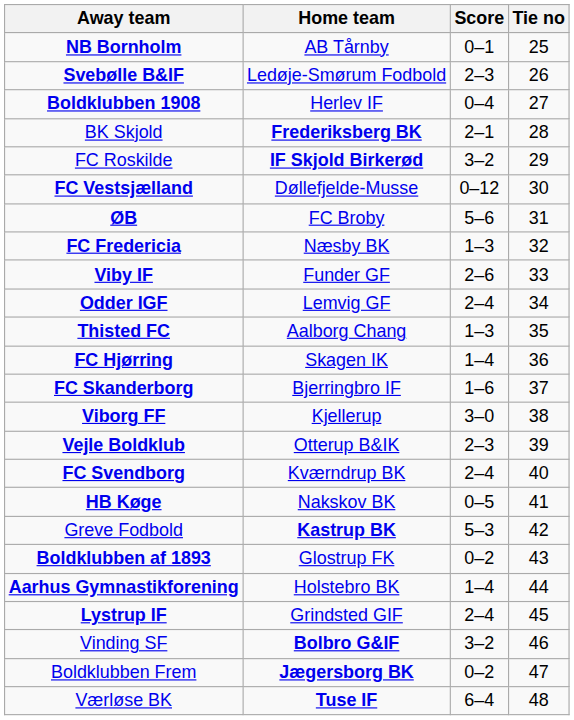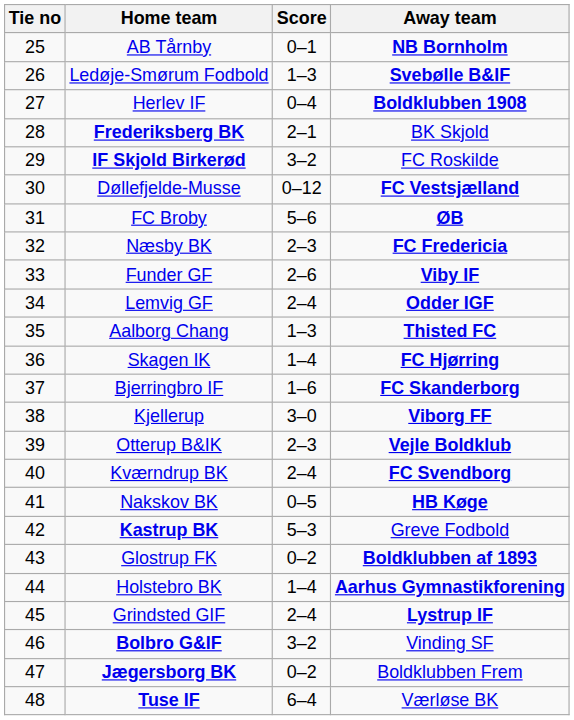columns swapped: (539, 18) <-> (124, 18)
(479, 75) 2–3 -> (302, 75) 1–3
(479, 246) 1–3 -> (302, 246) 2–3
